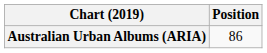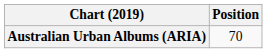(236, 36) 86 -> (236, 36) 70
